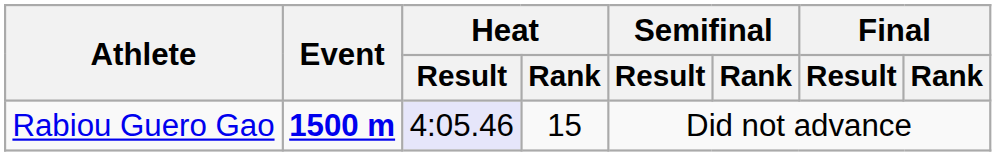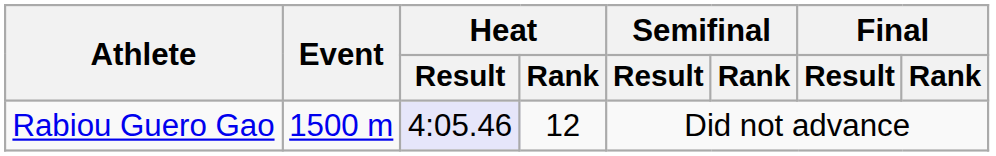(342, 126) bold -> (341, 126) normal
(565, 126) 15 -> (563, 126) 12
